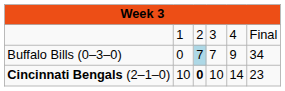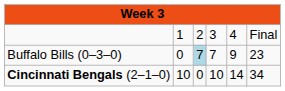(257, 55) 34 -> (257, 55) 23
(200, 75) bold -> (200, 75) normal
(257, 75) 23 -> (257, 75) 34
